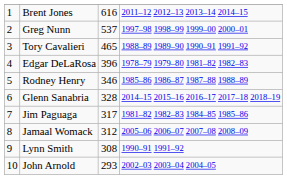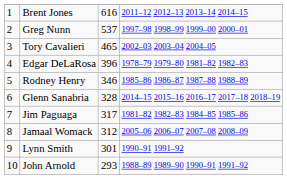(185, 47) 1988–89 1989–90 1990–91 1991–92 -> (169, 47) 2002–03 2003–04 2004–05
(109, 149) 308 -> (109, 149) 301
(169, 166) 2002–03 2003–04 2004–05 -> (185, 166) 1988–89 1989–90 1990–91 1991–92
